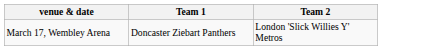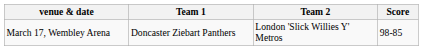+ column: (398, 12)
